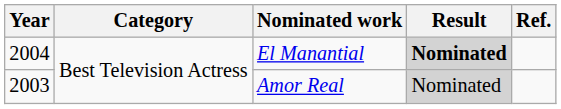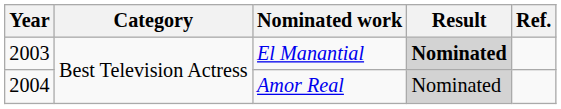(29, 53) 2004 -> (29, 53) 2003
(29, 85) 2003 -> (29, 85) 2004
